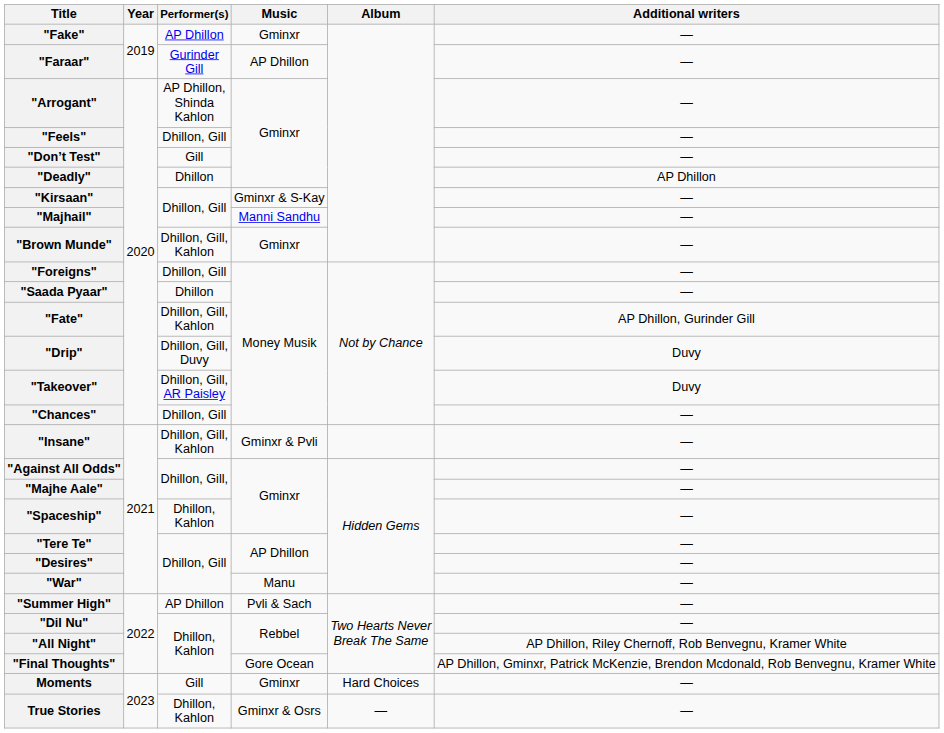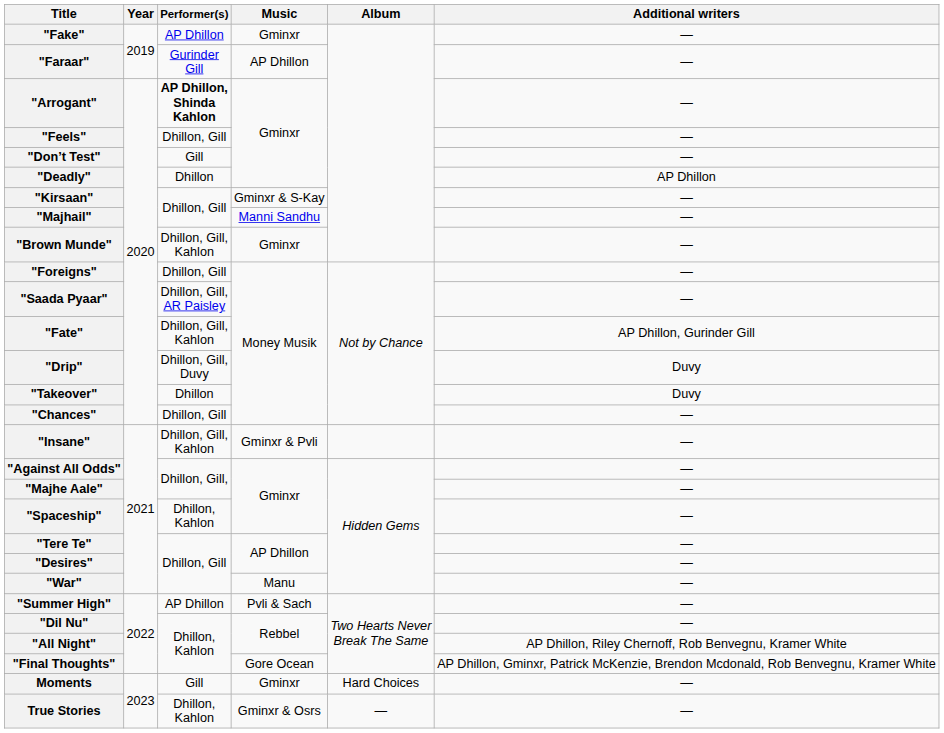(194, 103) normal -> (194, 103) bold
(194, 291) Dhillon -> (194, 299) Dhillon, Gill, AR Paisley
(194, 387) Dhillon, Gill, AR Paisley -> (194, 394) Dhillon
